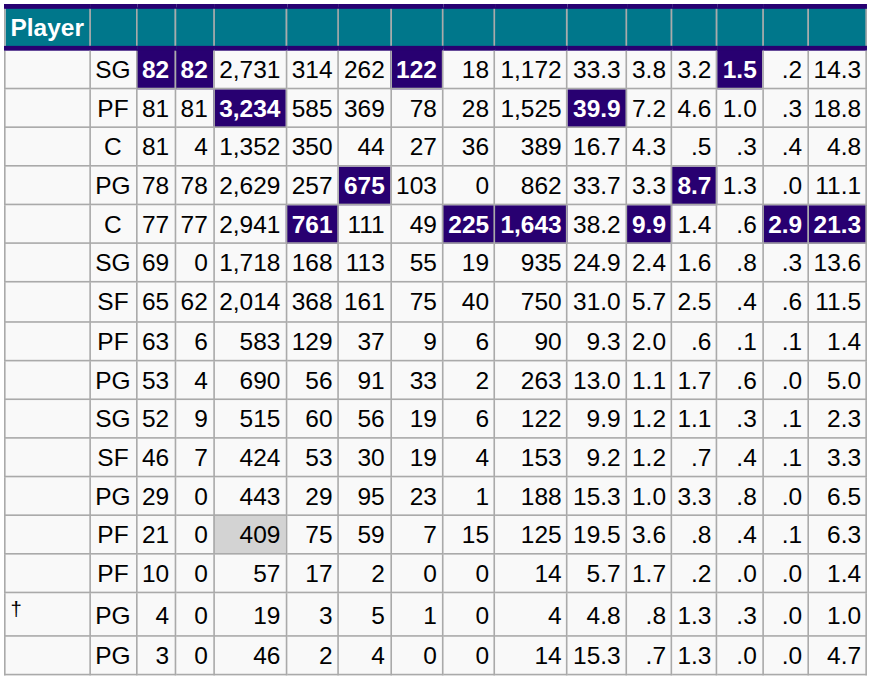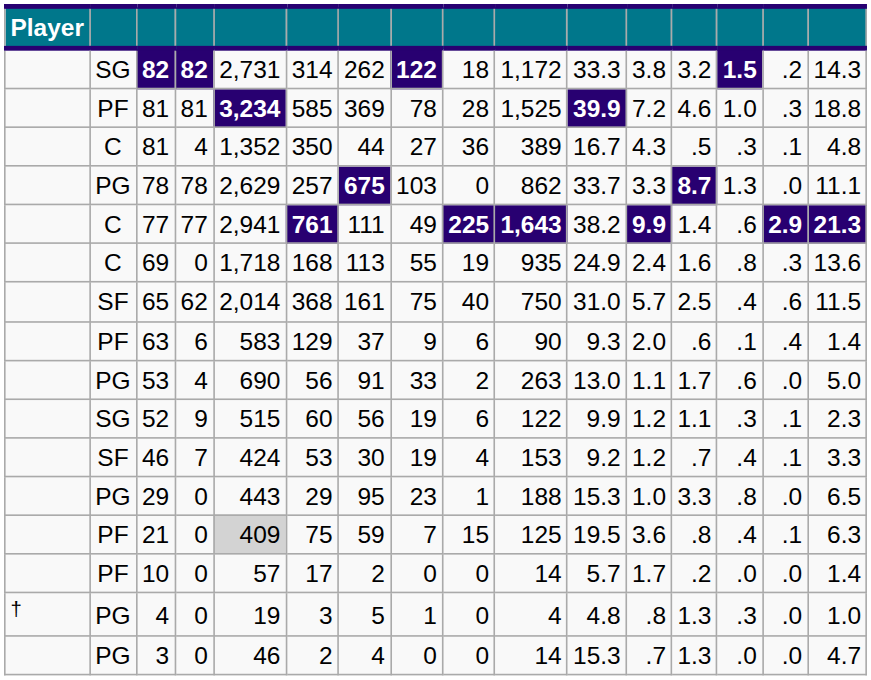(792, 147) .4 -> (792, 147) .1
(113, 263) SG -> (113, 263) C
(792, 341) .1 -> (792, 341) .4
